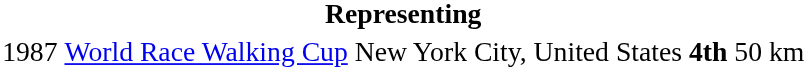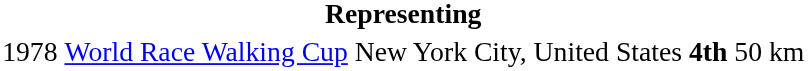(30, 52) 1987 -> (30, 52) 1978
